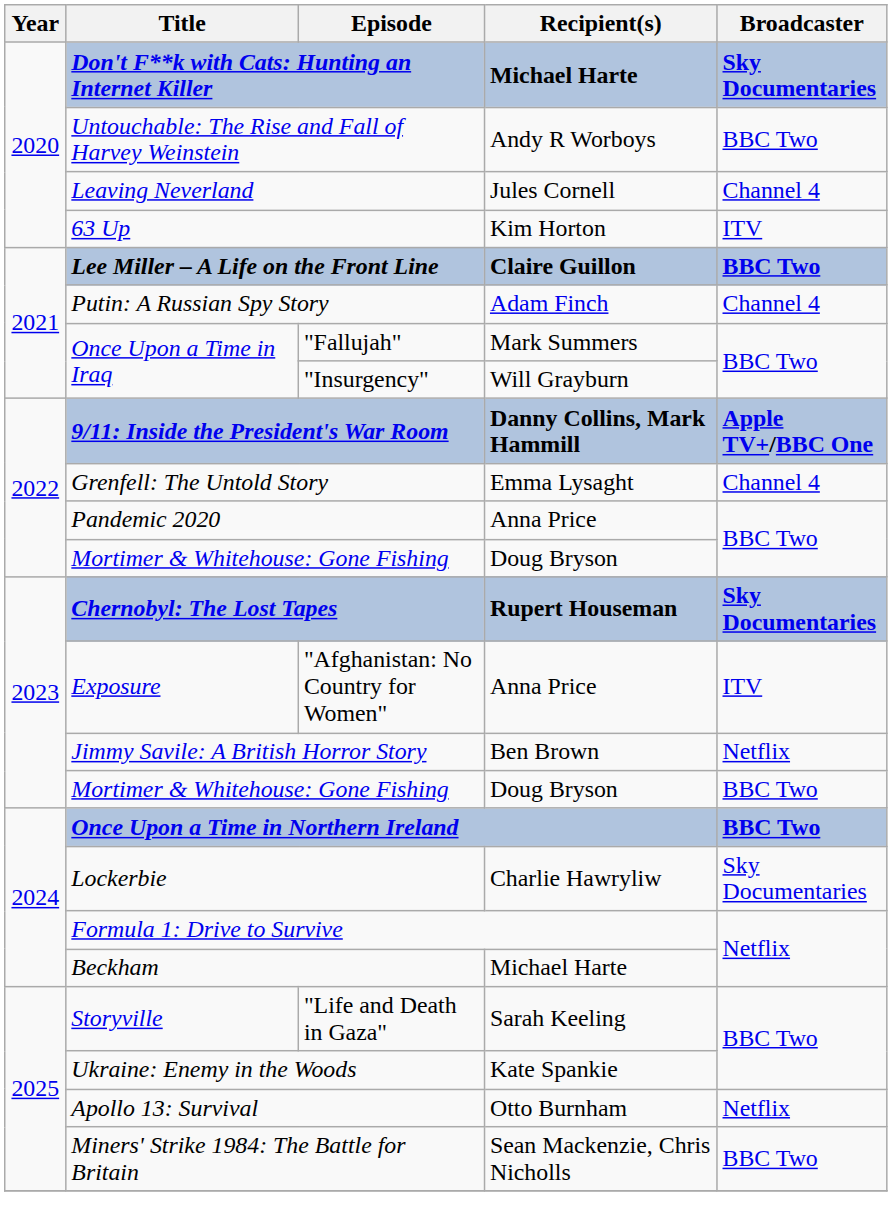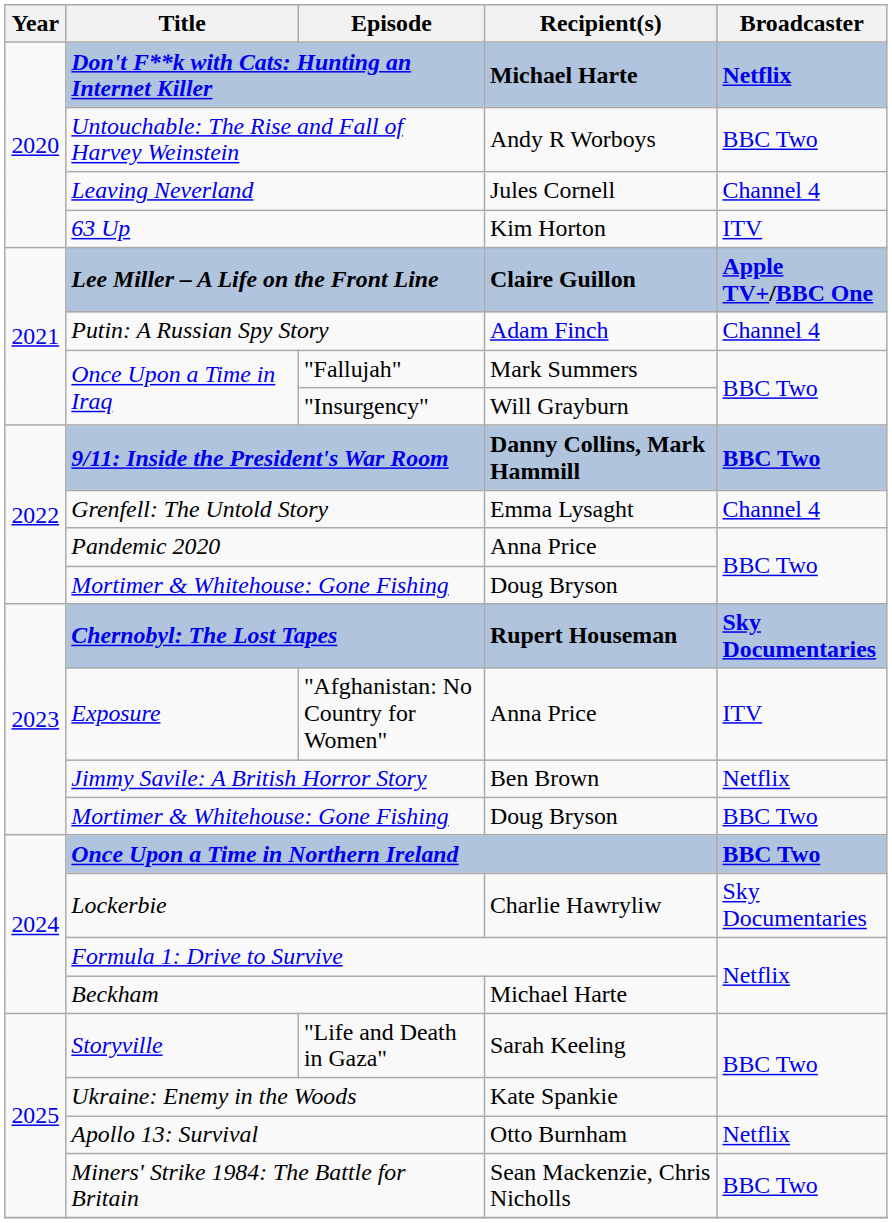(799, 74) Sky Documentaries -> (757, 74) Netflix
(771, 266) BBC Two -> (798, 279) Apple TV+/BBC One
(798, 430) Apple TV+/BBC One -> (771, 457) BBC Two
